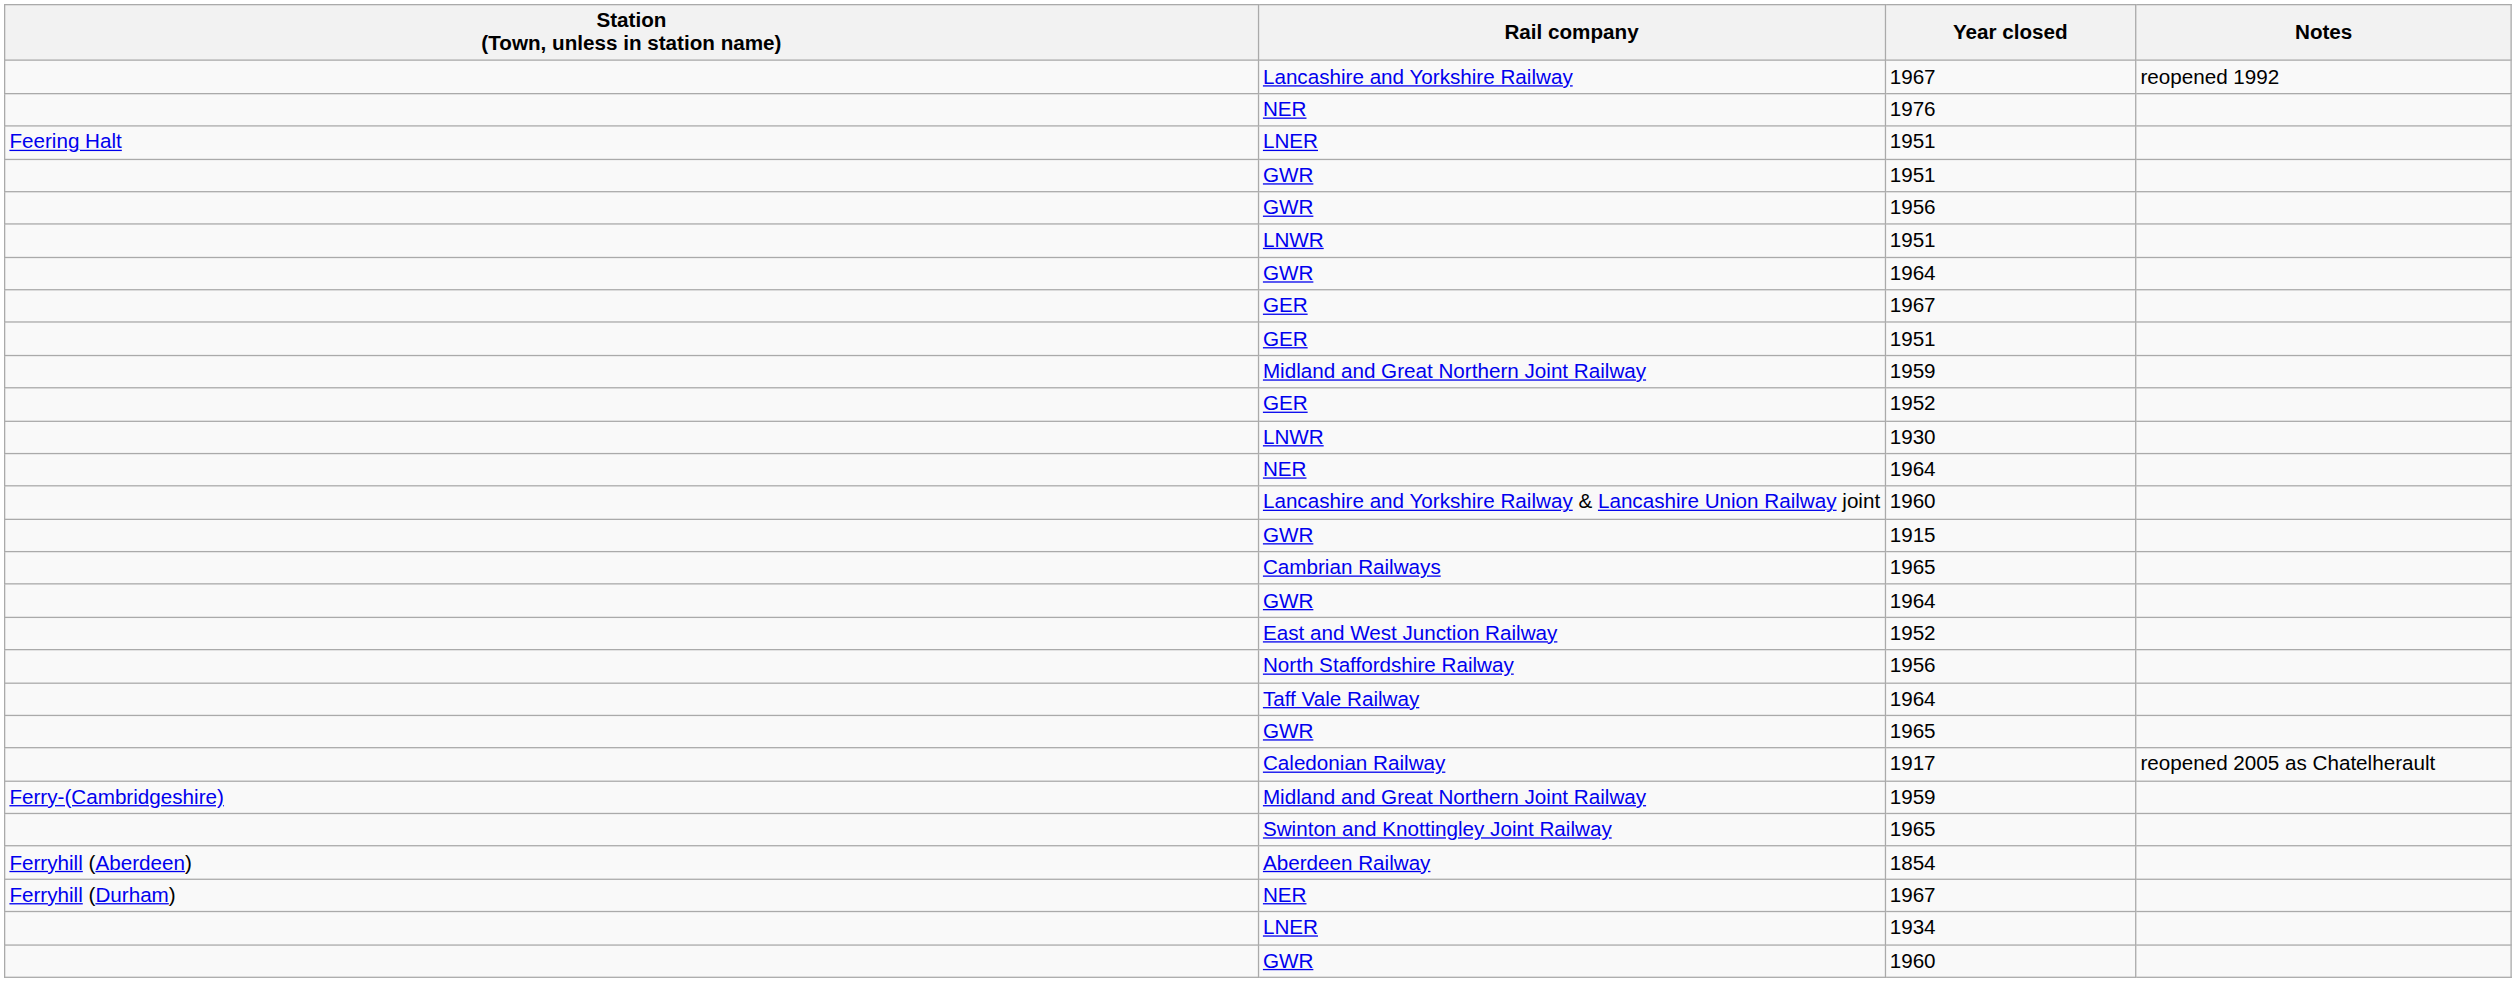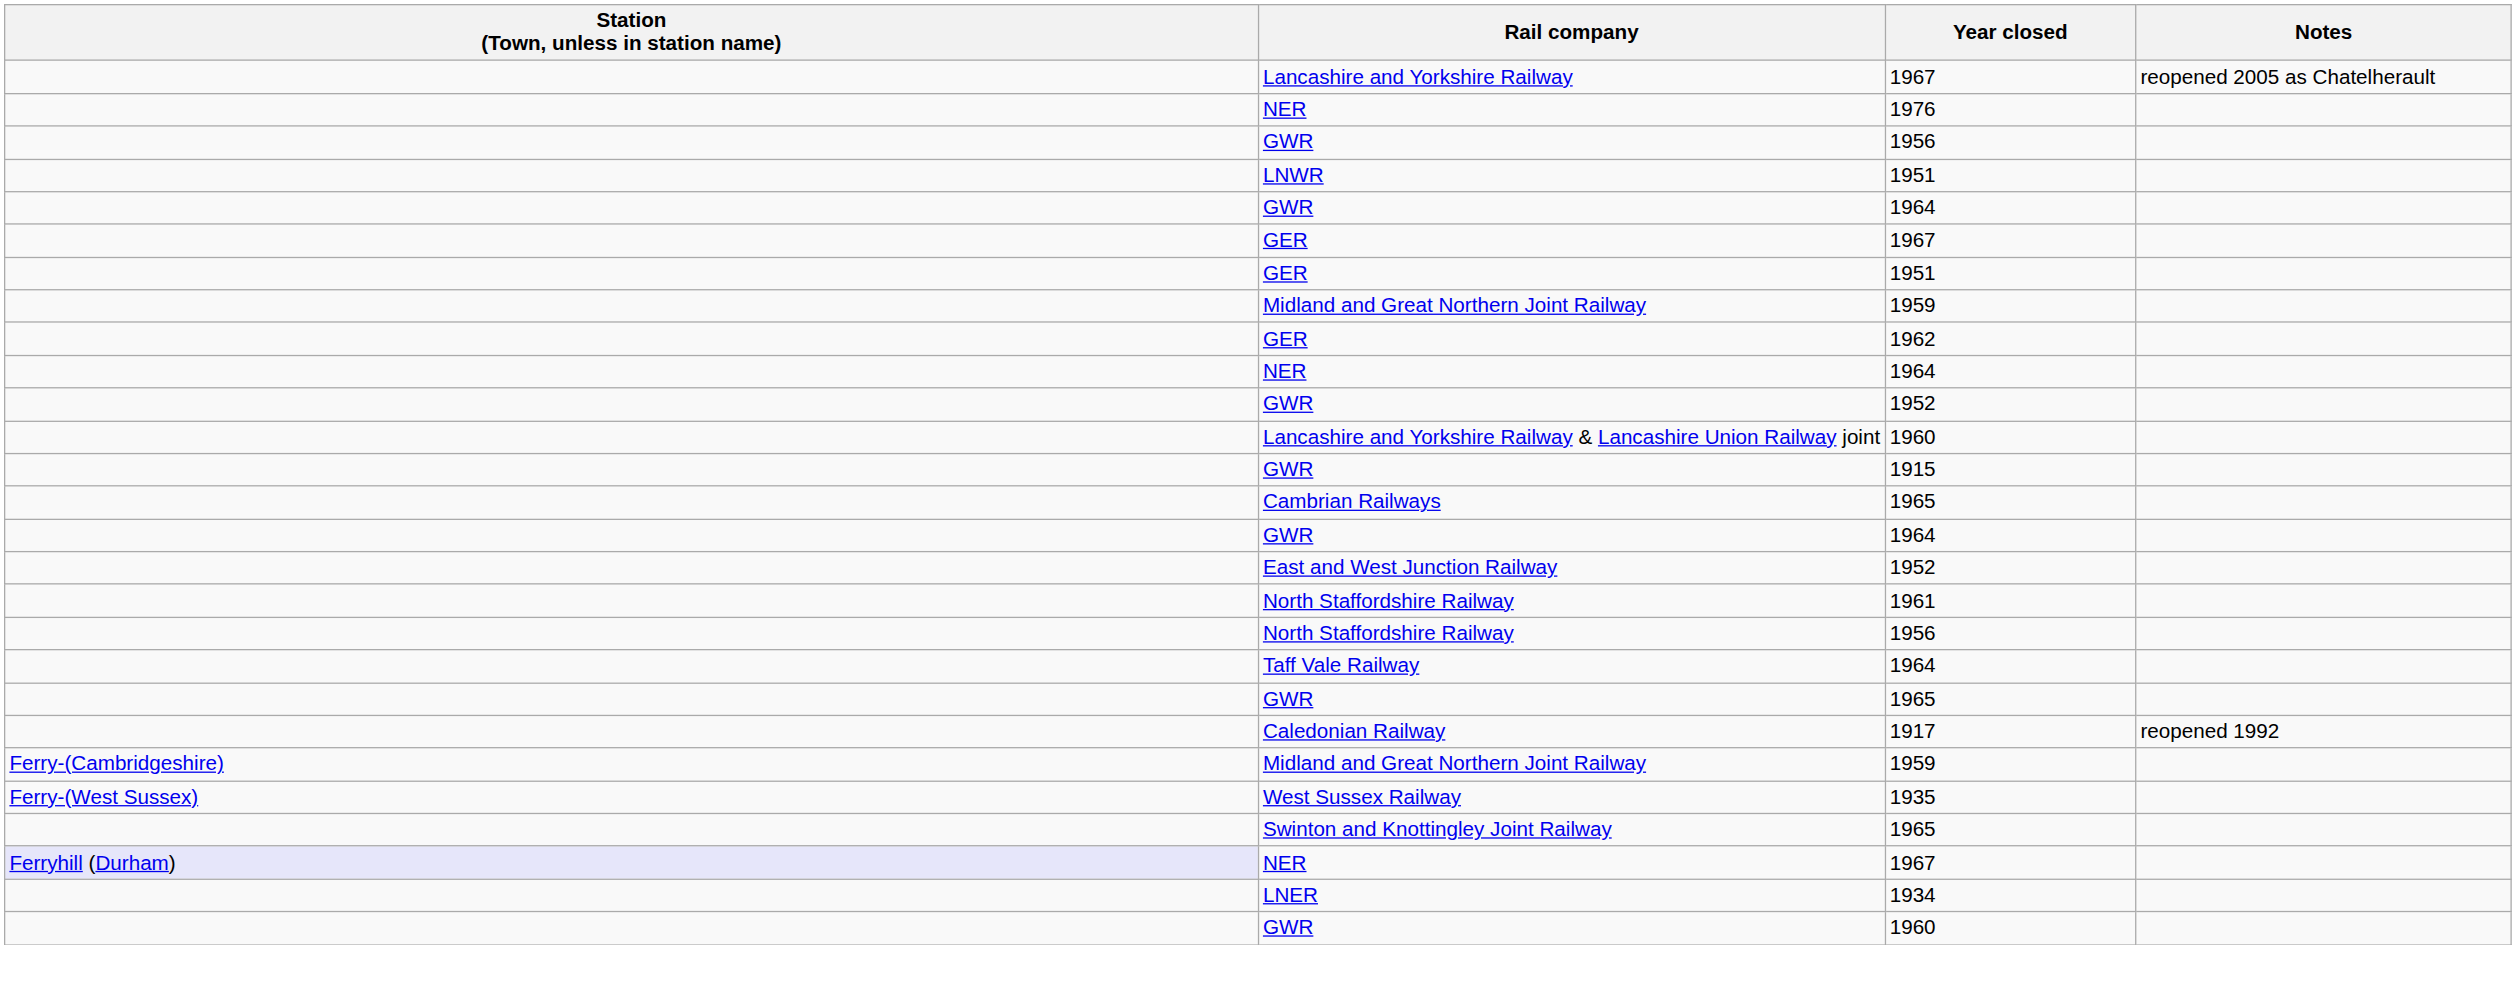(2210, 76) reopened 1992 -> (2288, 76) reopened 2005 as Chatelherault
- row: (1290, 142)
- row: (1288, 175)
- row: (1285, 404)
+ row: (1285, 338)
- row: (1293, 436)
+ row: (1288, 404)
+ row: (1388, 600)
(2288, 764) reopened 2005 as Chatelherault -> (2210, 731) reopened 1992
+ row: (1362, 796)
- row: (1347, 862)
(93, 895) no background -> (93, 862) lavender background
